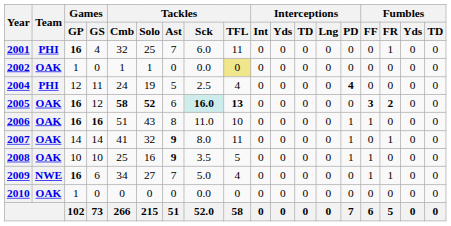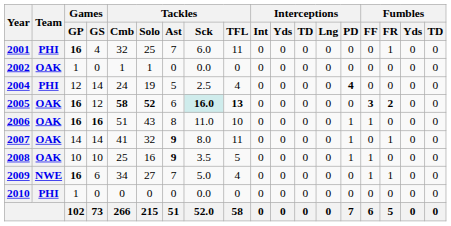(237, 67) khaki background -> (237, 67) no background
(97, 85) 11 -> (97, 85) 14
(49, 193) OAK -> (49, 193) PHI
